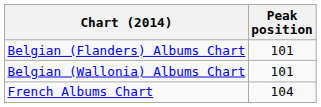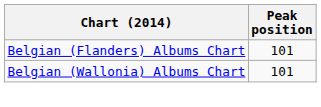- row: (80, 92)
